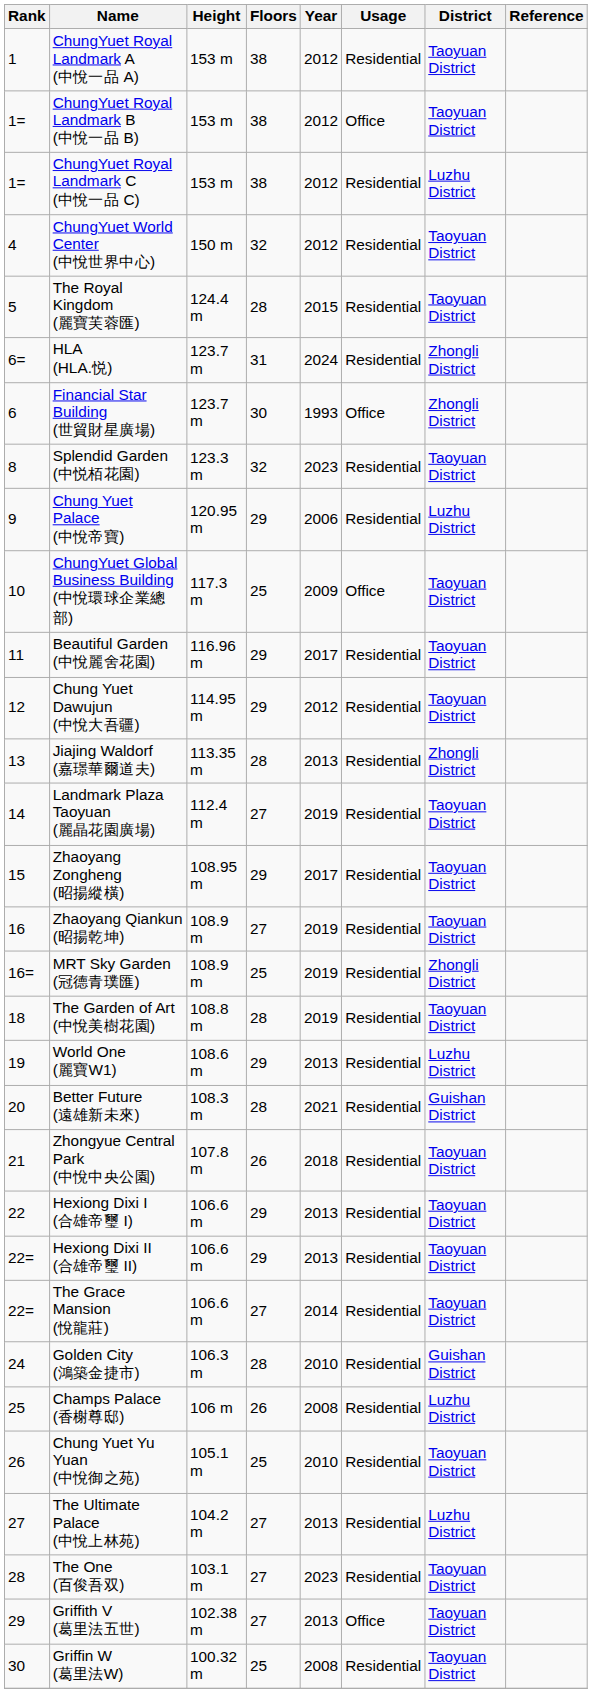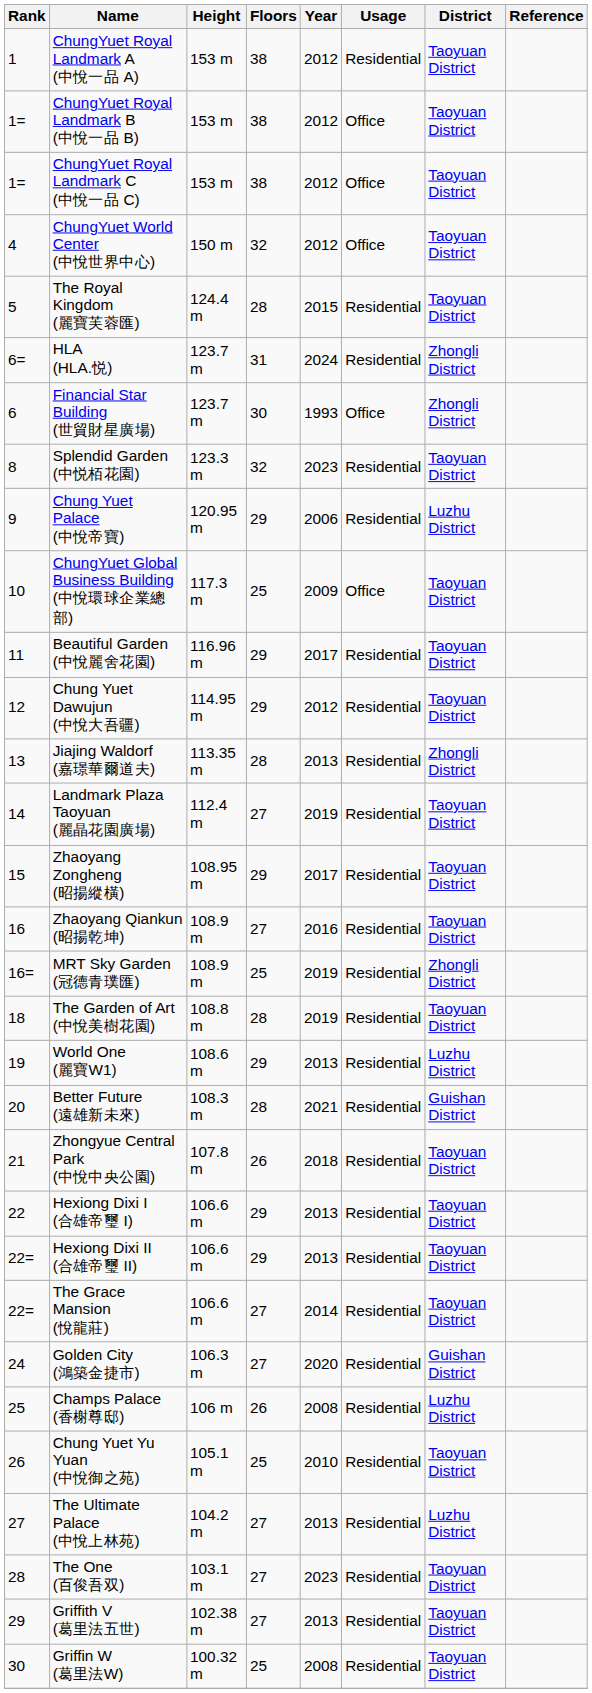(383, 183) Residential -> (365, 183) Office
(452, 183) Luzhu District -> (457, 183) Taoyuan District
(383, 245) Residential -> (365, 245) Office
(321, 929) 2019 -> (321, 929) 2016
(258, 1364) 28 -> (258, 1364) 27
(321, 1364) 2010 -> (321, 1364) 2020
(365, 1621) Office -> (383, 1621) Residential
